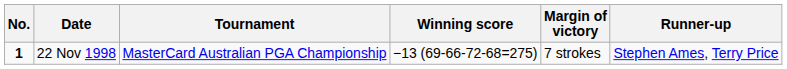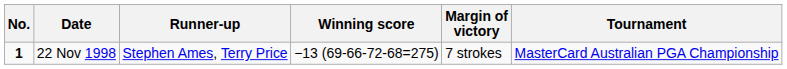columns swapped: (254, 24) <-> (696, 24)
